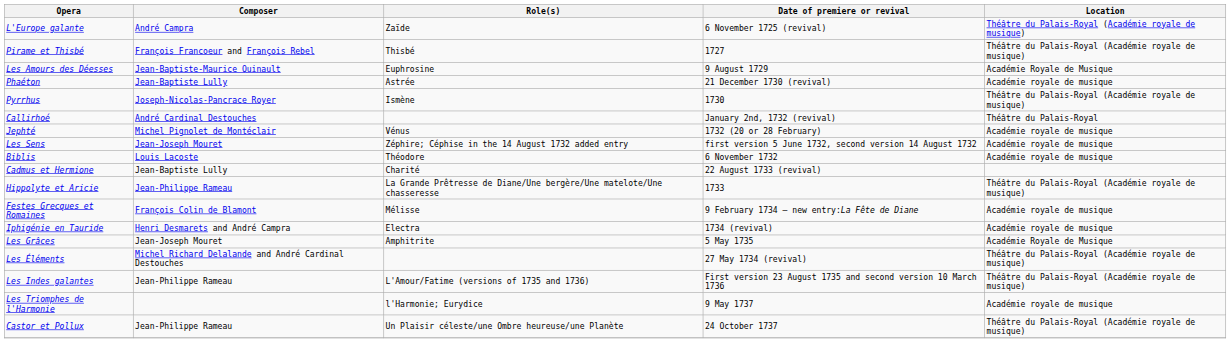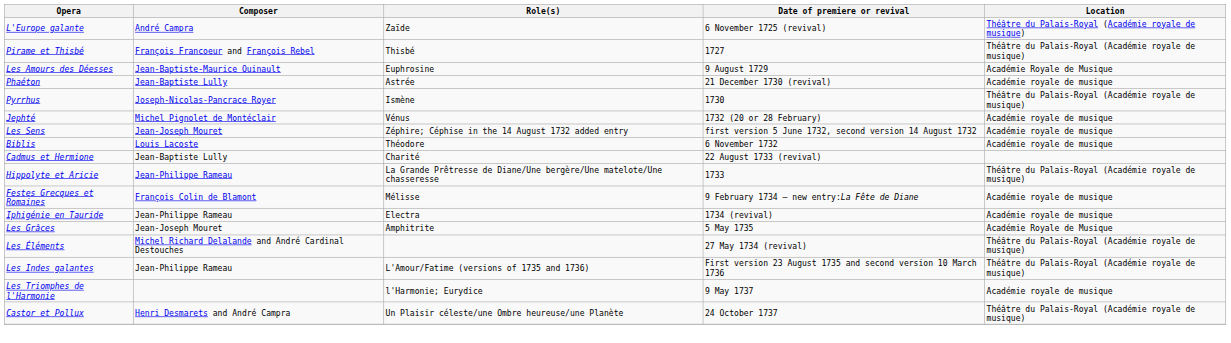- row: (28, 118)
(213, 228) Henri Desmarets and André Campra -> (184, 215) Jean-Philippe Rameau
(184, 326) Jean-Philippe Rameau -> (213, 313) Henri Desmarets and André Campra
